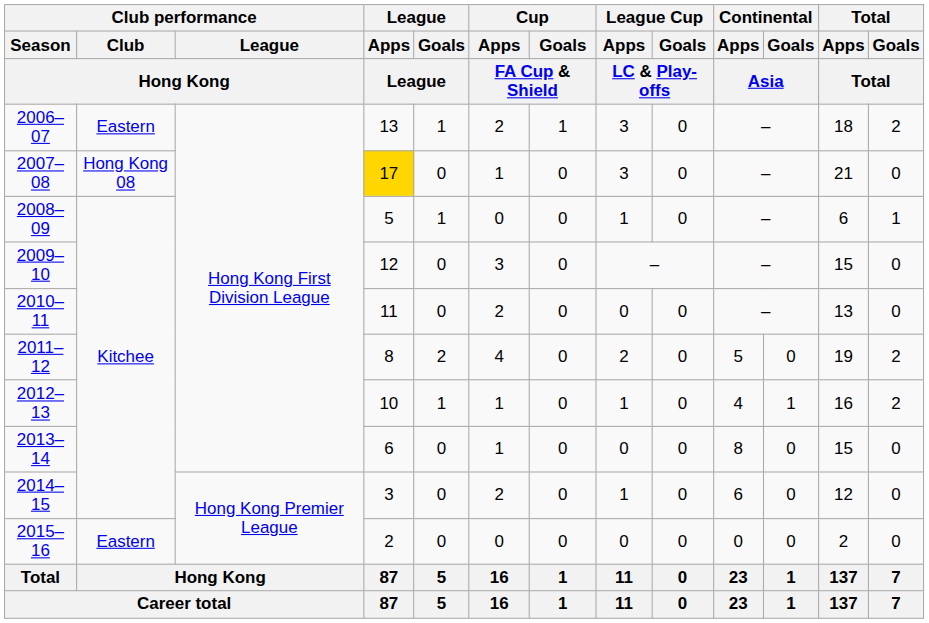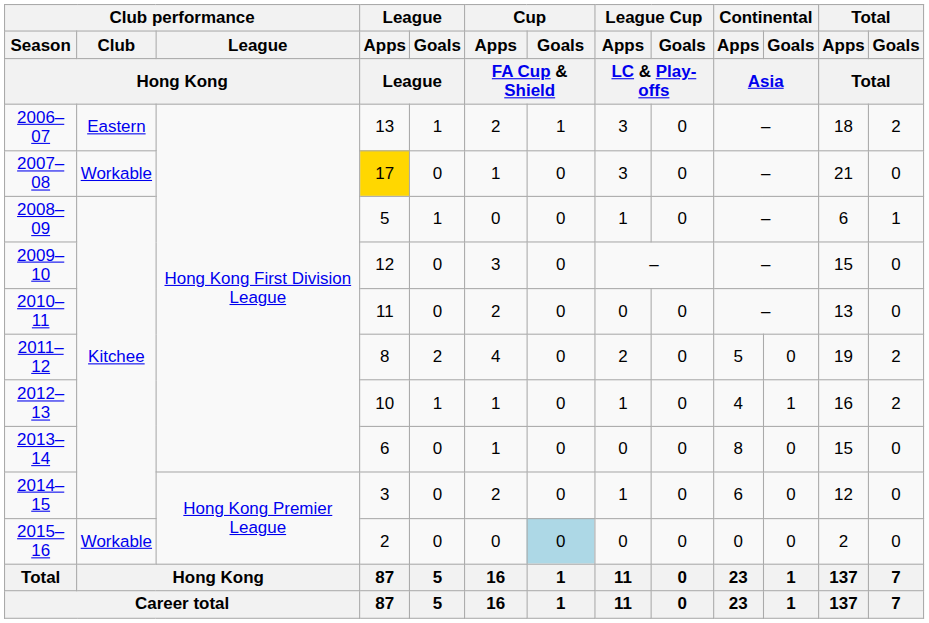(126, 173) Hong Kong 08 -> (116, 173) Workable
(126, 541) Eastern -> (116, 541) Workable
(563, 541) no background -> (561, 541) lightblue background
